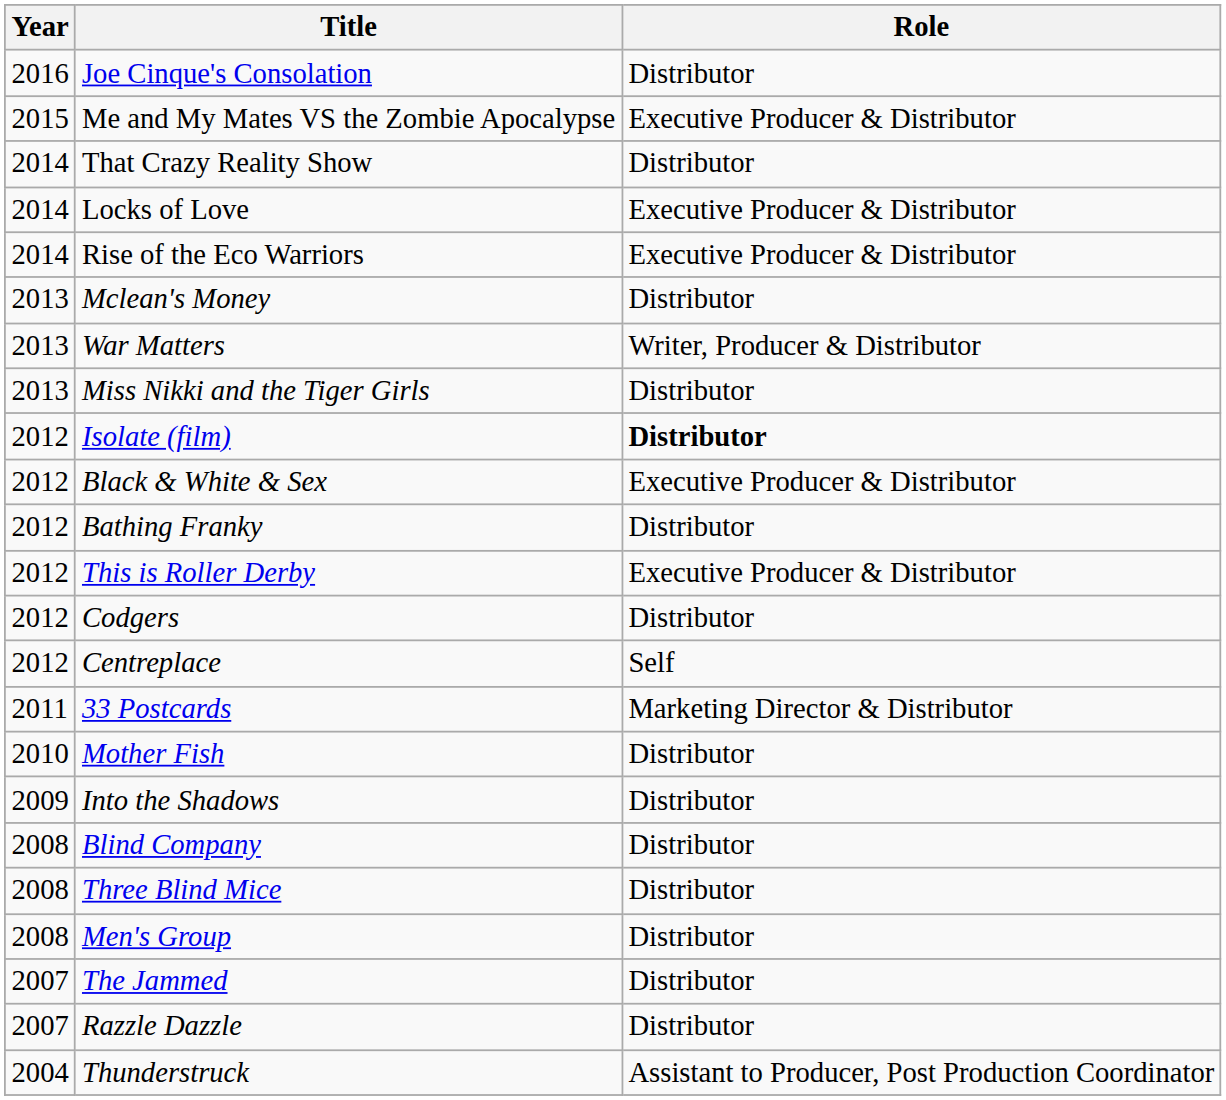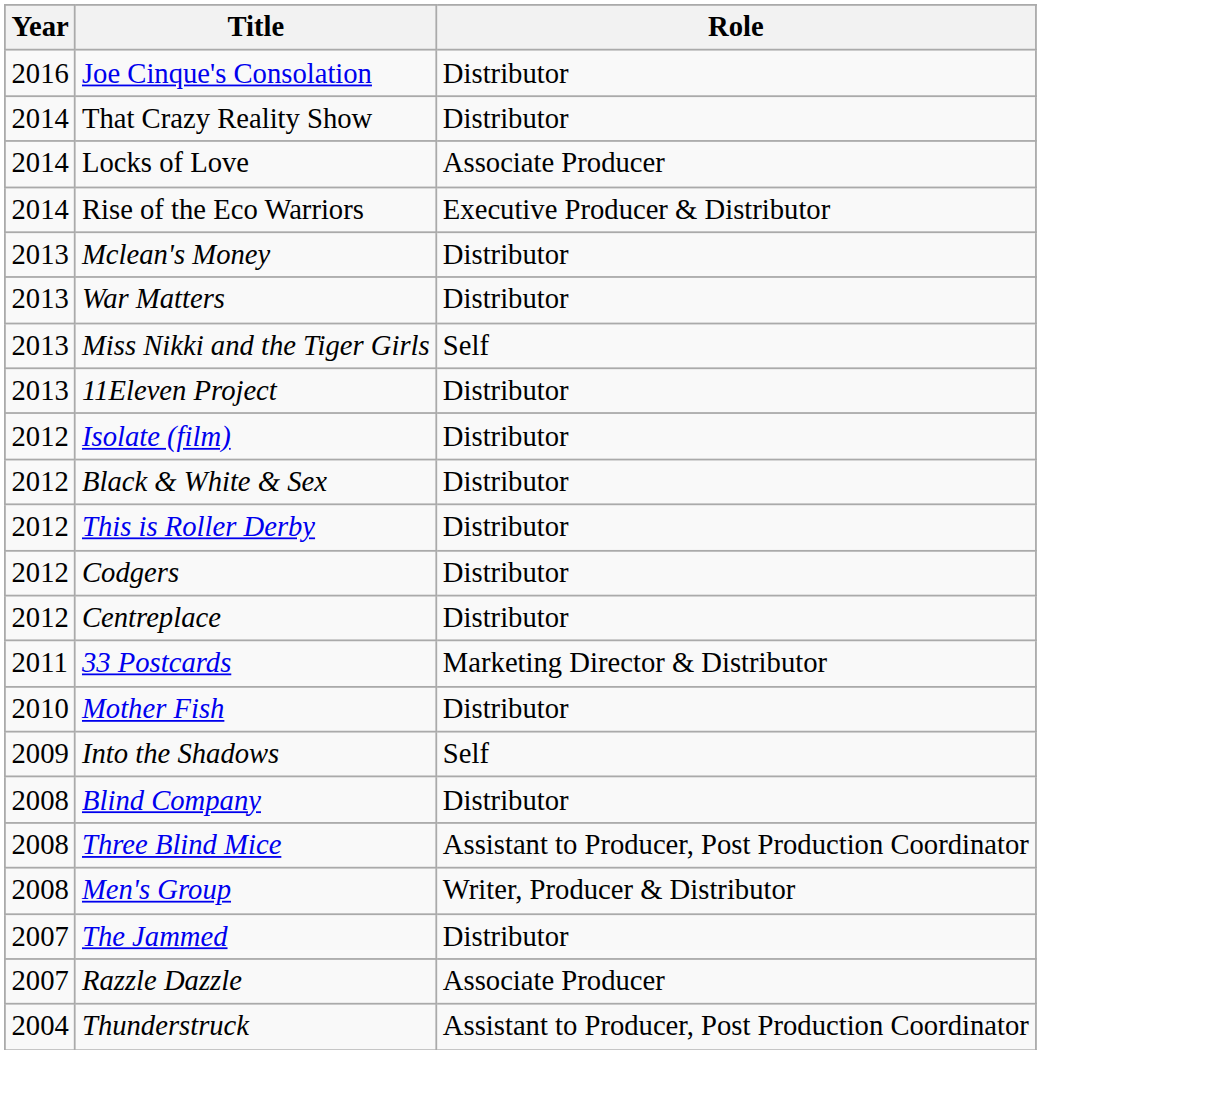- row: (349, 118)
(822, 208) Executive Producer & Distributor -> (554, 163) Associate Producer
(805, 345) Writer, Producer & Distributor -> (506, 299) Distributor
(691, 390) Distributor -> (466, 345) Self
+ row: (179, 390)
(698, 436) bold -> (506, 436) normal
(822, 481) Executive Producer & Distributor -> (506, 481) Distributor
- row: (172, 526)
(822, 572) Executive Producer & Distributor -> (506, 526) Distributor
(651, 663) Self -> (506, 617) Distributor
(691, 799) Distributor -> (466, 753) Self
(691, 890) Distributor -> (736, 844) Assistant to Producer, Post Production Coordinator
(691, 935) Distributor -> (619, 890) Writer, Producer & Distributor
(691, 1026) Distributor -> (554, 981) Associate Producer
